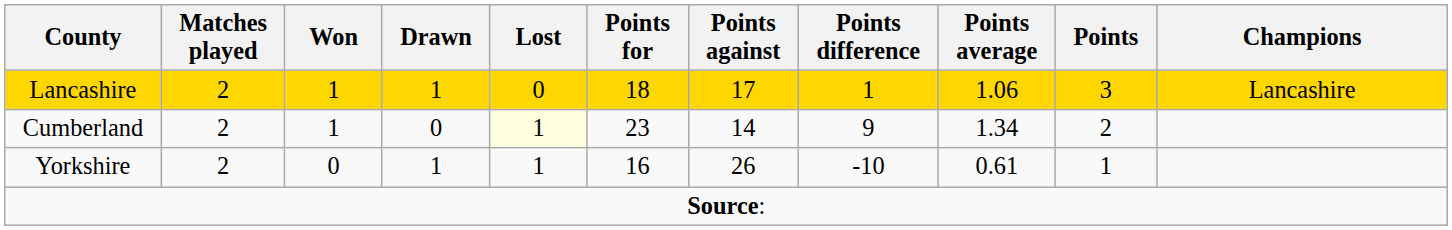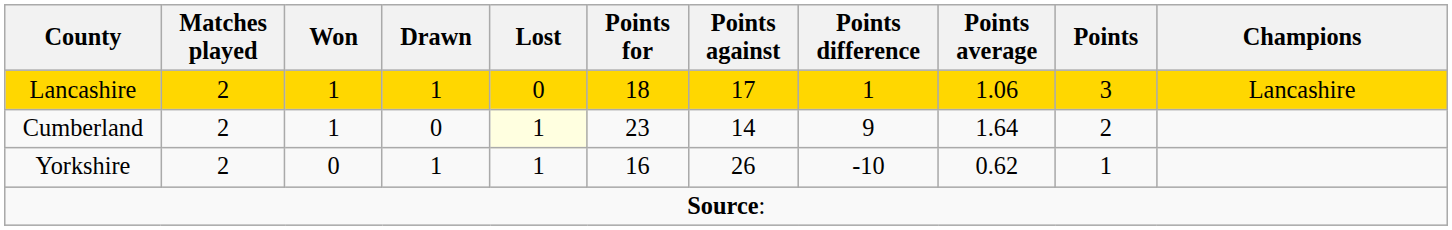(997, 128) 1.34 -> (997, 128) 1.64
(997, 166) 0.61 -> (997, 166) 0.62
